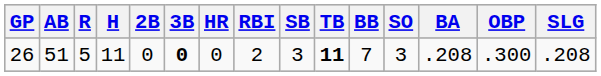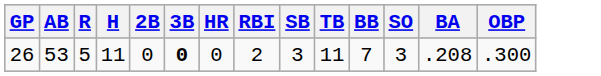- column: (566, 22)
(56, 55) 51 -> (56, 55) 53
(332, 55) bold -> (332, 55) normal
